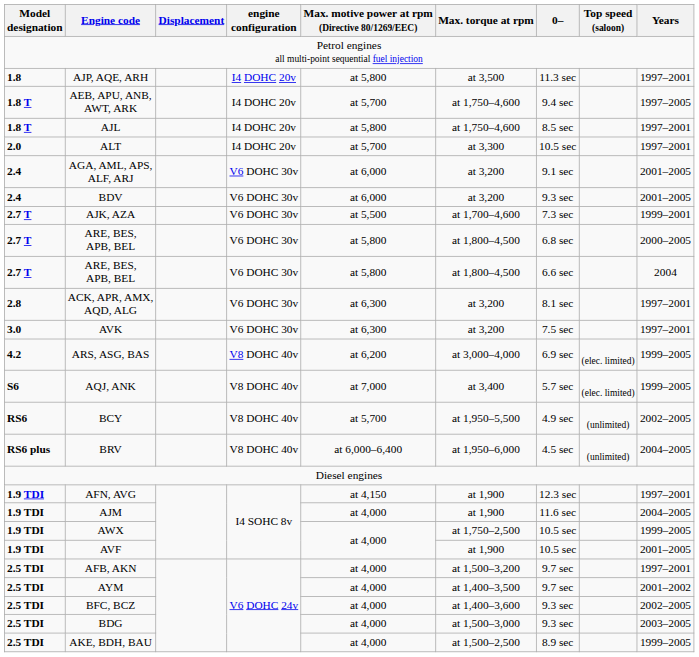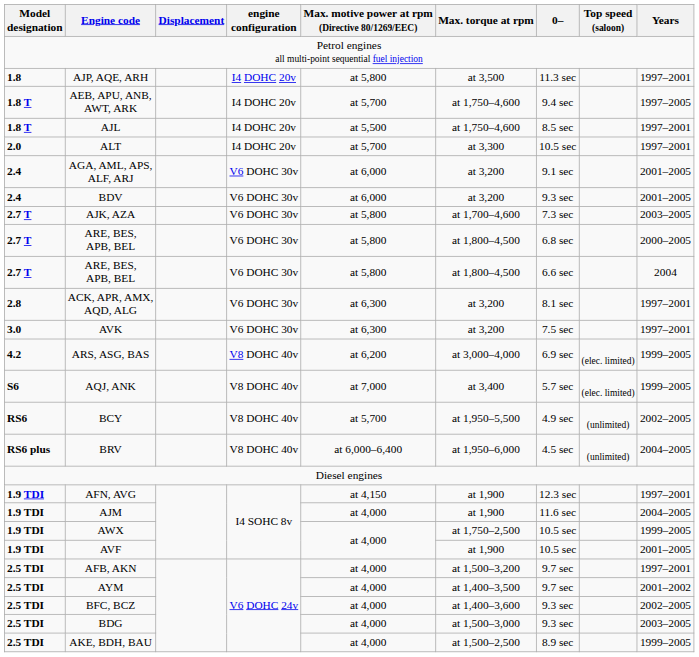(368, 127) at 5,800 -> (368, 127) at 5,500
(368, 214) at 5,500 -> (368, 214) at 5,800
(665, 214) 1999–2001 -> (665, 214) 2003–2005
